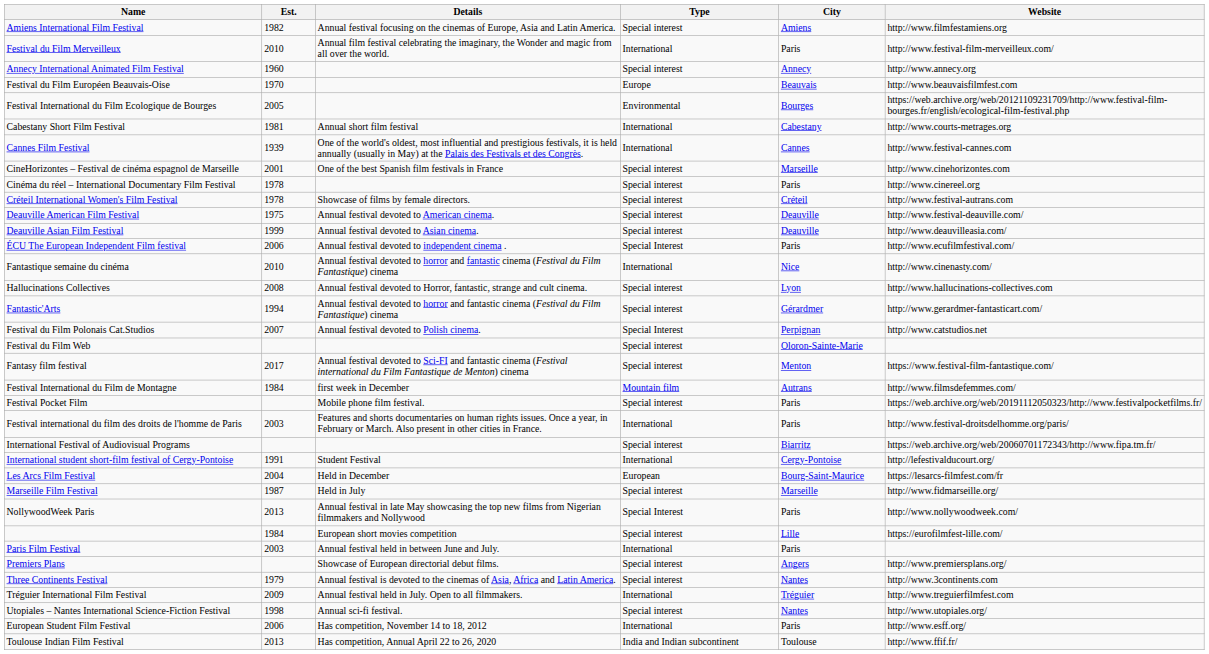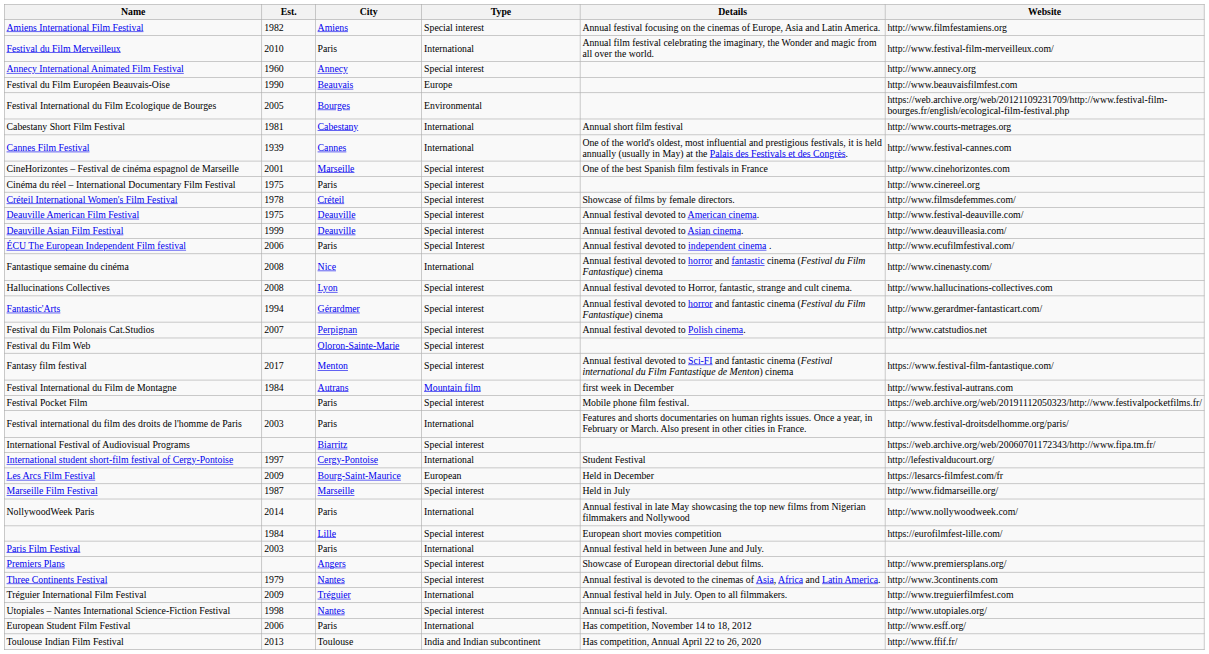columns swapped: (832, 12) <-> (468, 12)
(274, 85) 1970 -> (274, 85) 1990
(274, 184) 1978 -> (274, 184) 1975
(950, 199) http://www.festival-autrans.com -> (952, 199) http://www.filmsdefemmes.com/
(274, 267) 2010 -> (274, 267) 2008
(653, 330) Special Interest -> (454, 330) Special interest
(952, 387) http://www.filmsdefemmes.com/ -> (950, 387) http://www.festival-autrans.com
(274, 460) 1991 -> (274, 460) 1997
(274, 476) 2004 -> (274, 476) 2009
(274, 512) 2013 -> (274, 512) 2014
(653, 512) Special Interest -> (449, 512) International
